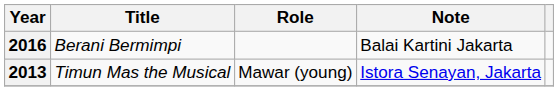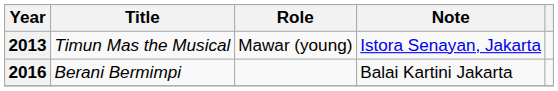rows swapped: (28, 72) <-> (28, 45)
